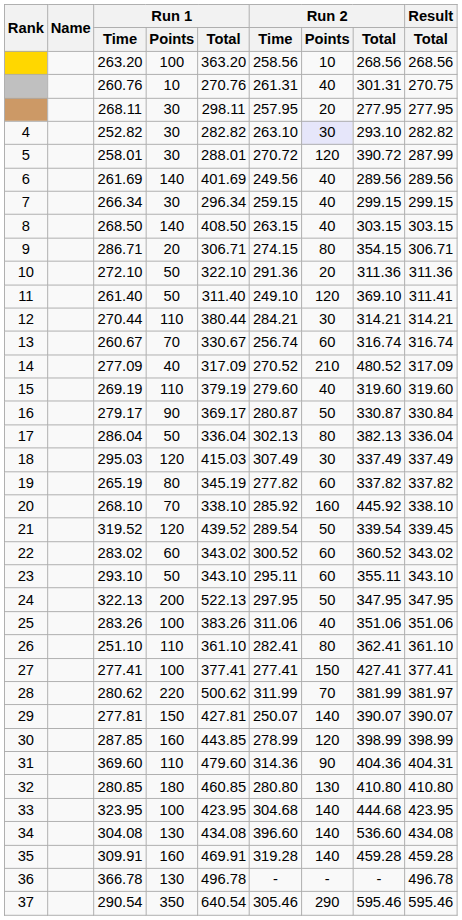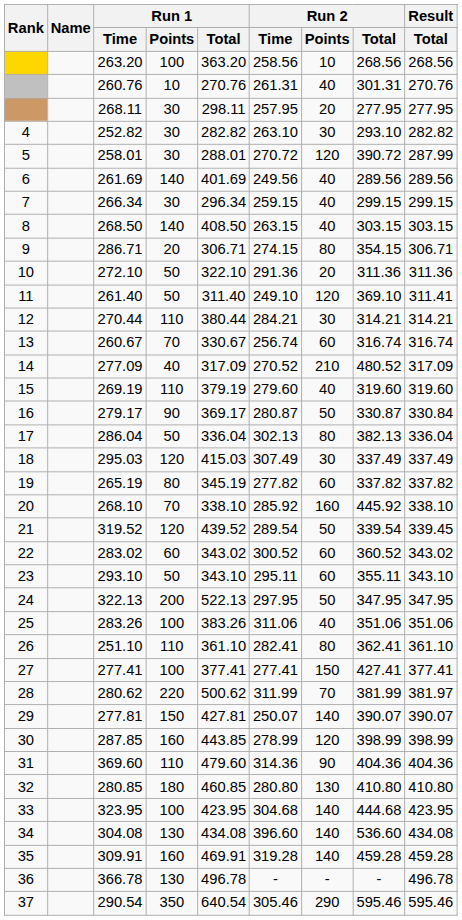(431, 86) 270.75 -> (431, 86) 270.76
(327, 132) lavender background -> (327, 132) no background
(431, 763) 404.31 -> (431, 763) 404.36
